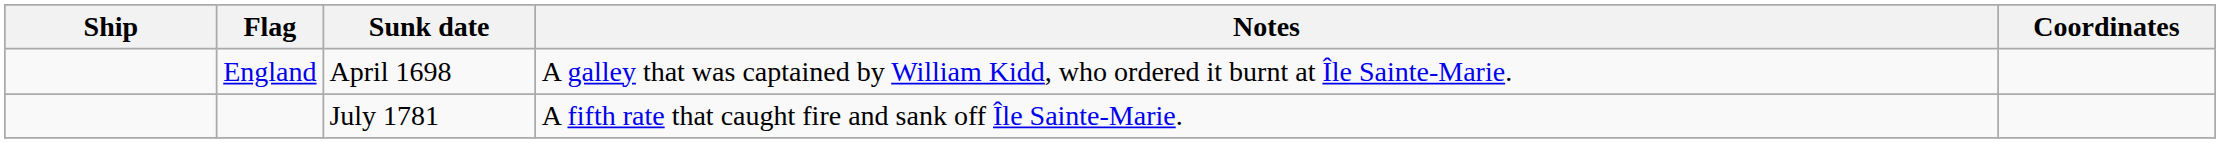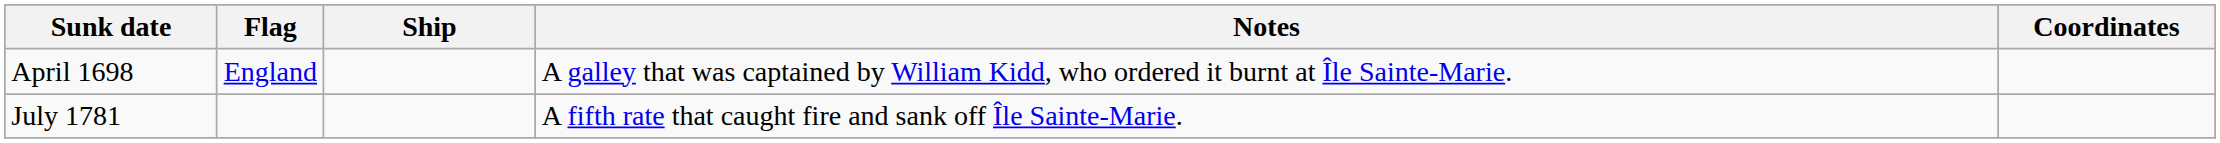columns swapped: (111, 26) <-> (429, 26)
